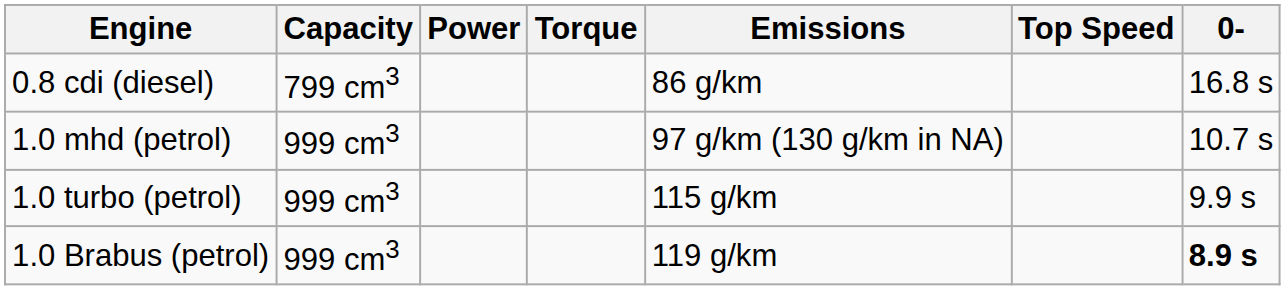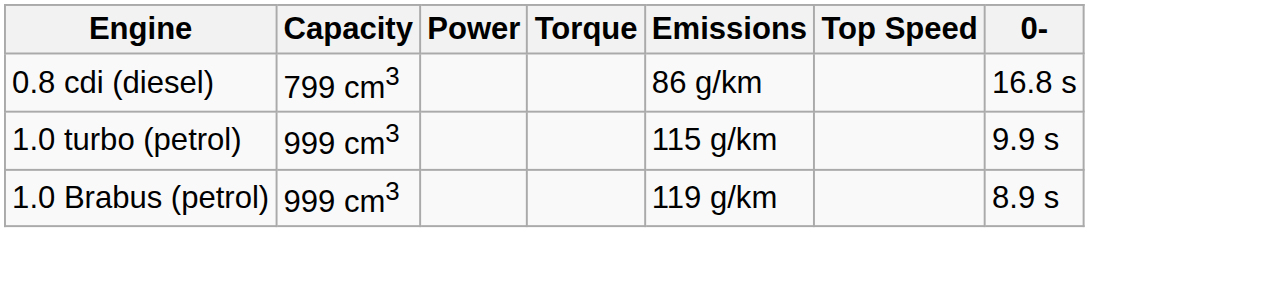- row: (122, 140)
(1223, 255) bold -> (1026, 197) normal
